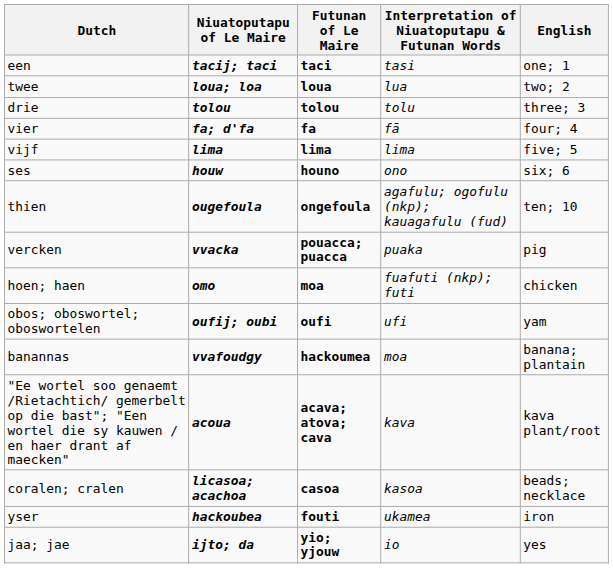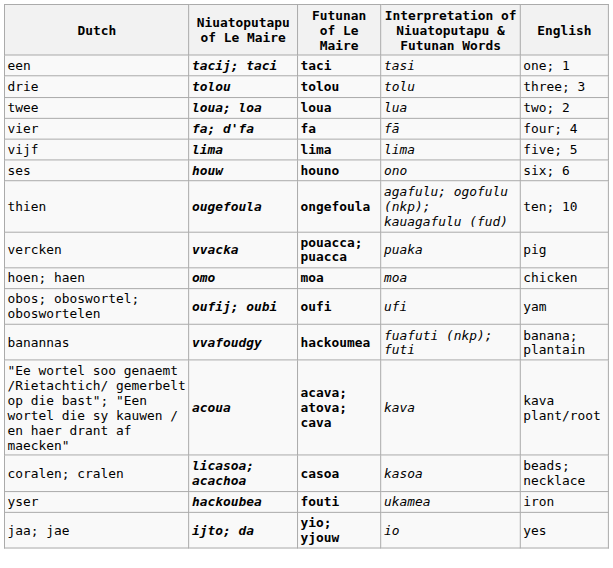rows swapped: (23, 87) <-> (23, 108)
(438, 285) fuafuti (nkp); futi -> (396, 278) moa
(396, 357) moa -> (438, 342) fuafuti (nkp); futi
